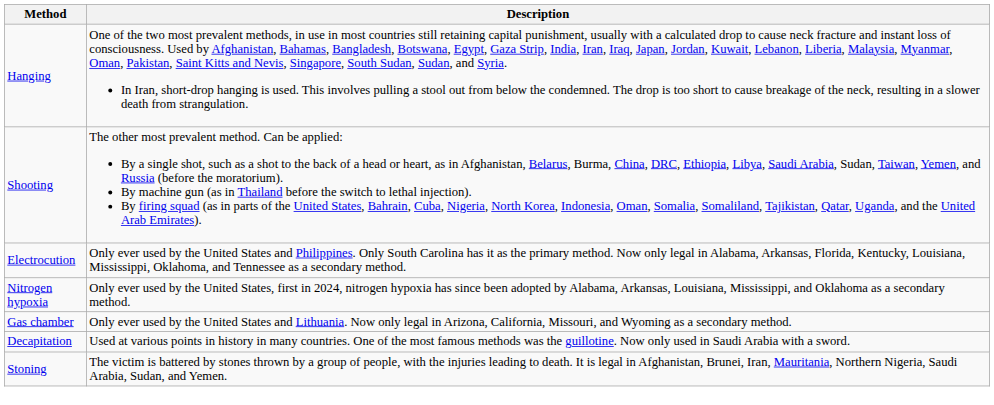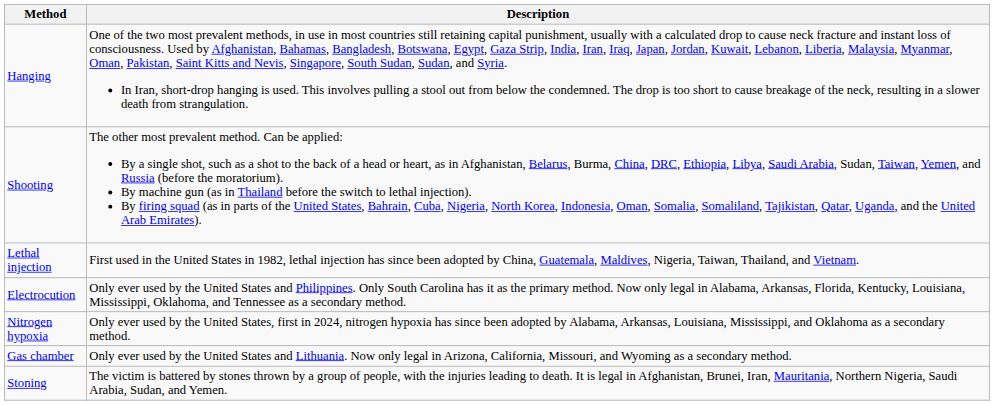+ row: (29, 260)
- row: (40, 341)
